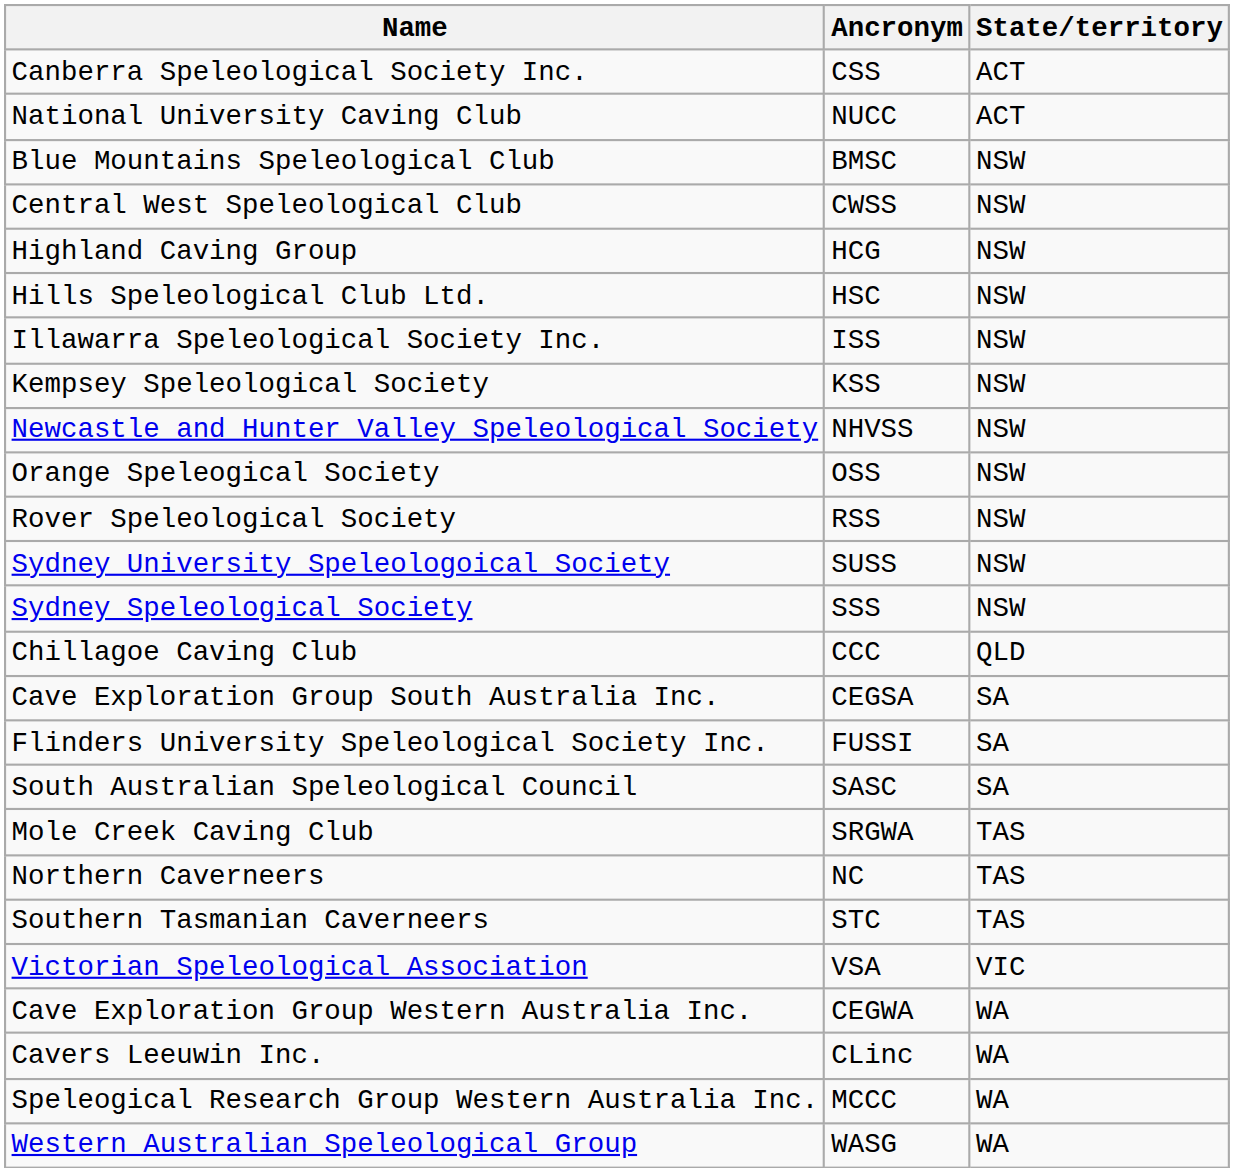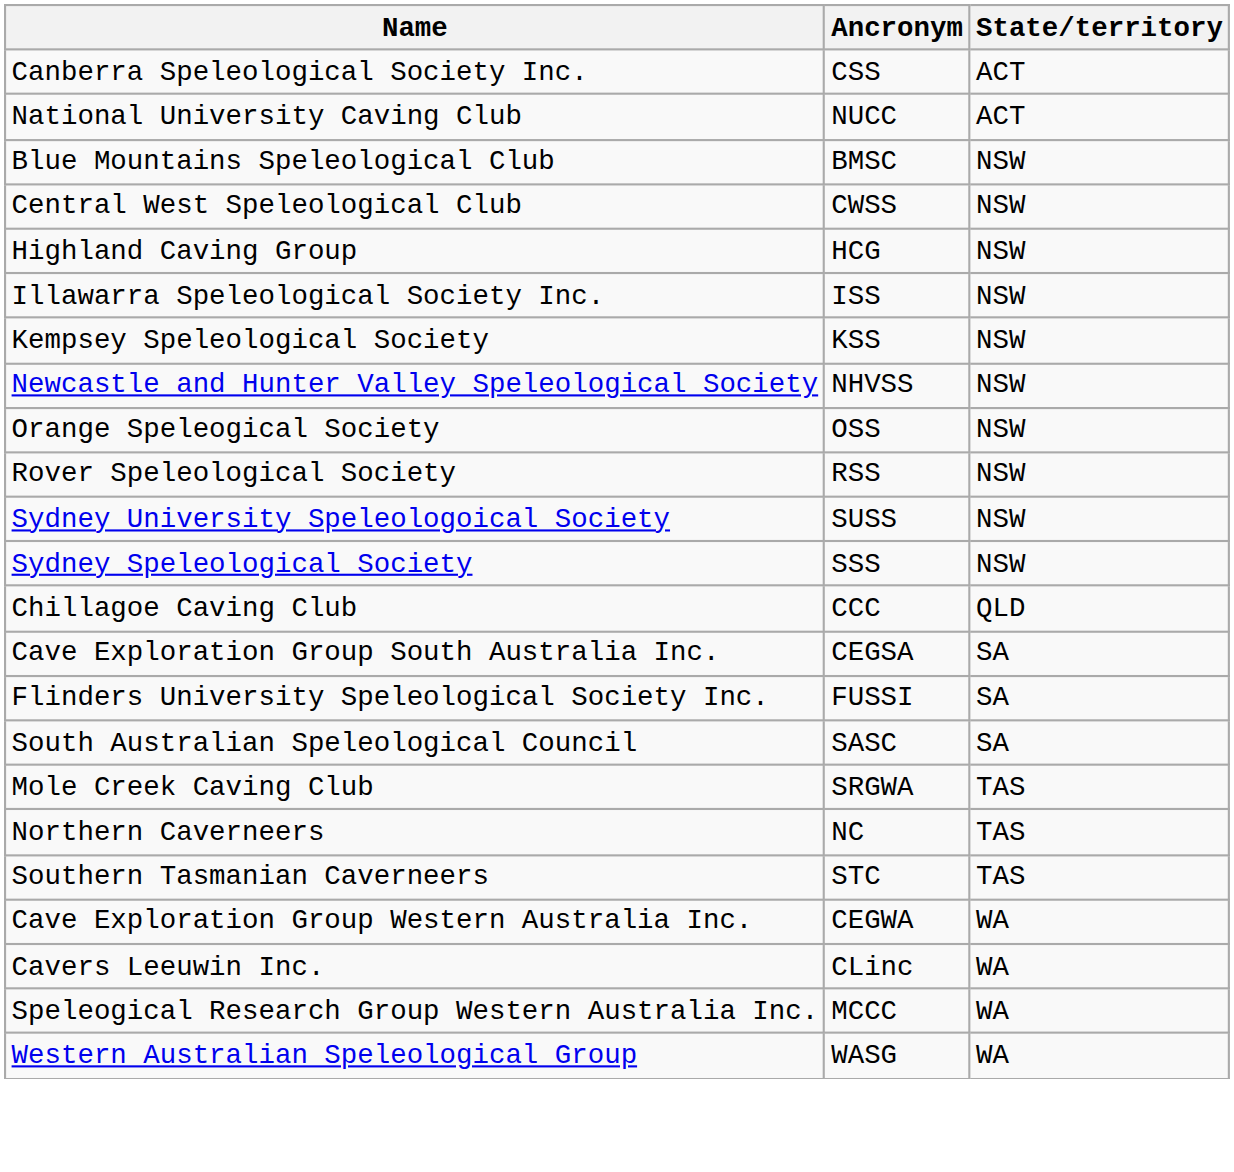- row: (250, 296)
- row: (300, 966)
